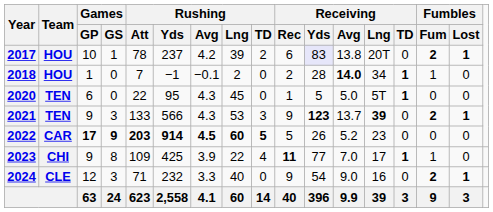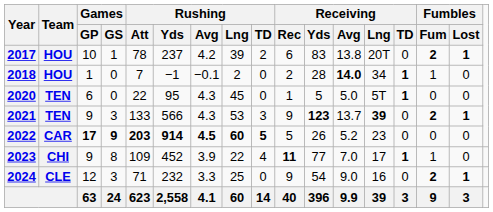(319, 55) lavender background -> (319, 55) no background
(172, 156) 425 -> (172, 156) 452
(237, 177) 40 -> (237, 177) 25
